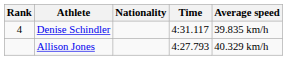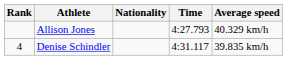rows swapped: (66, 47) <-> (74, 30)
